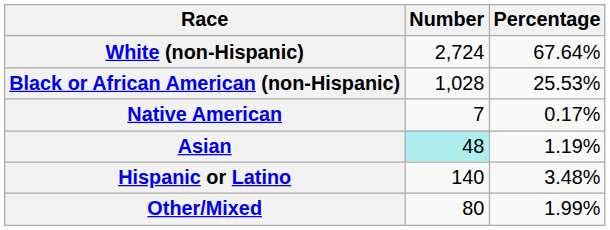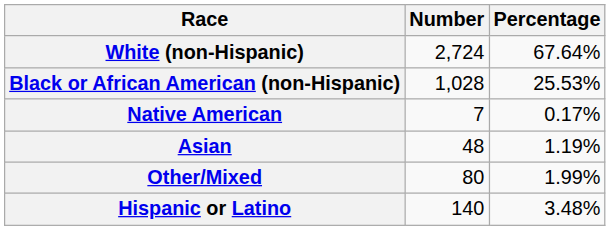(473, 146) paleturquoise background -> (473, 146) no background
rows swapped: (205, 209) <-> (205, 177)
